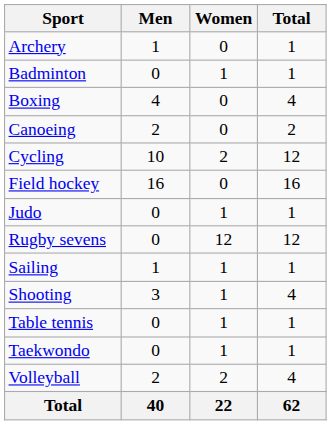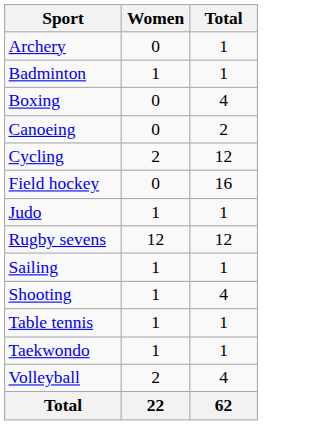- column: (156, 18)
